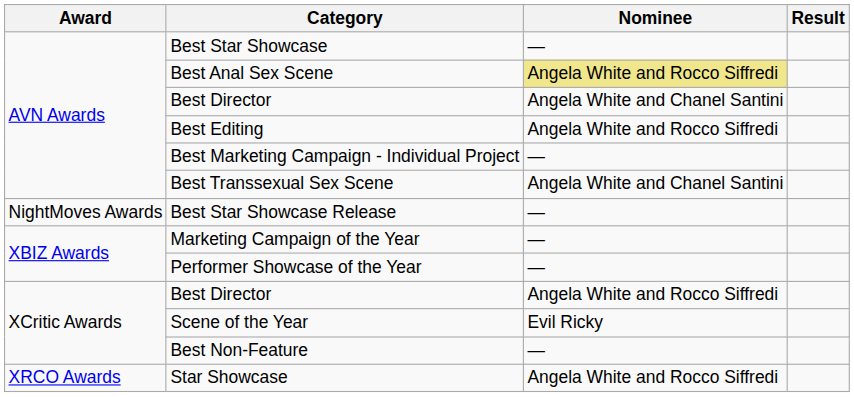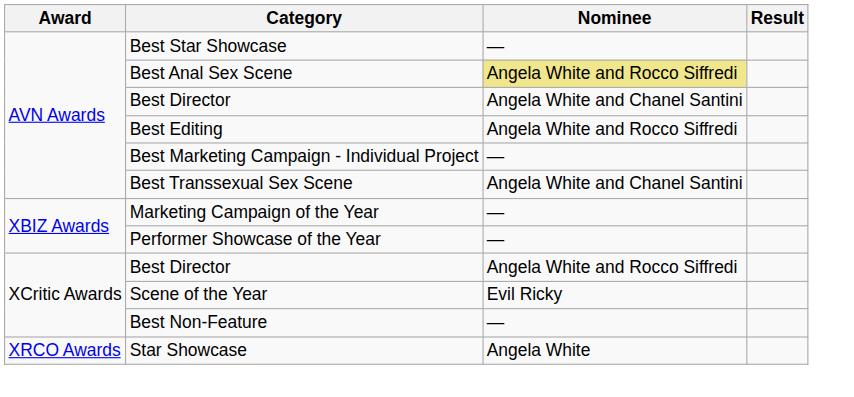- row: (85, 211)
(653, 377) Angela White and Rocco Siffredi -> (539, 350) Angela White
